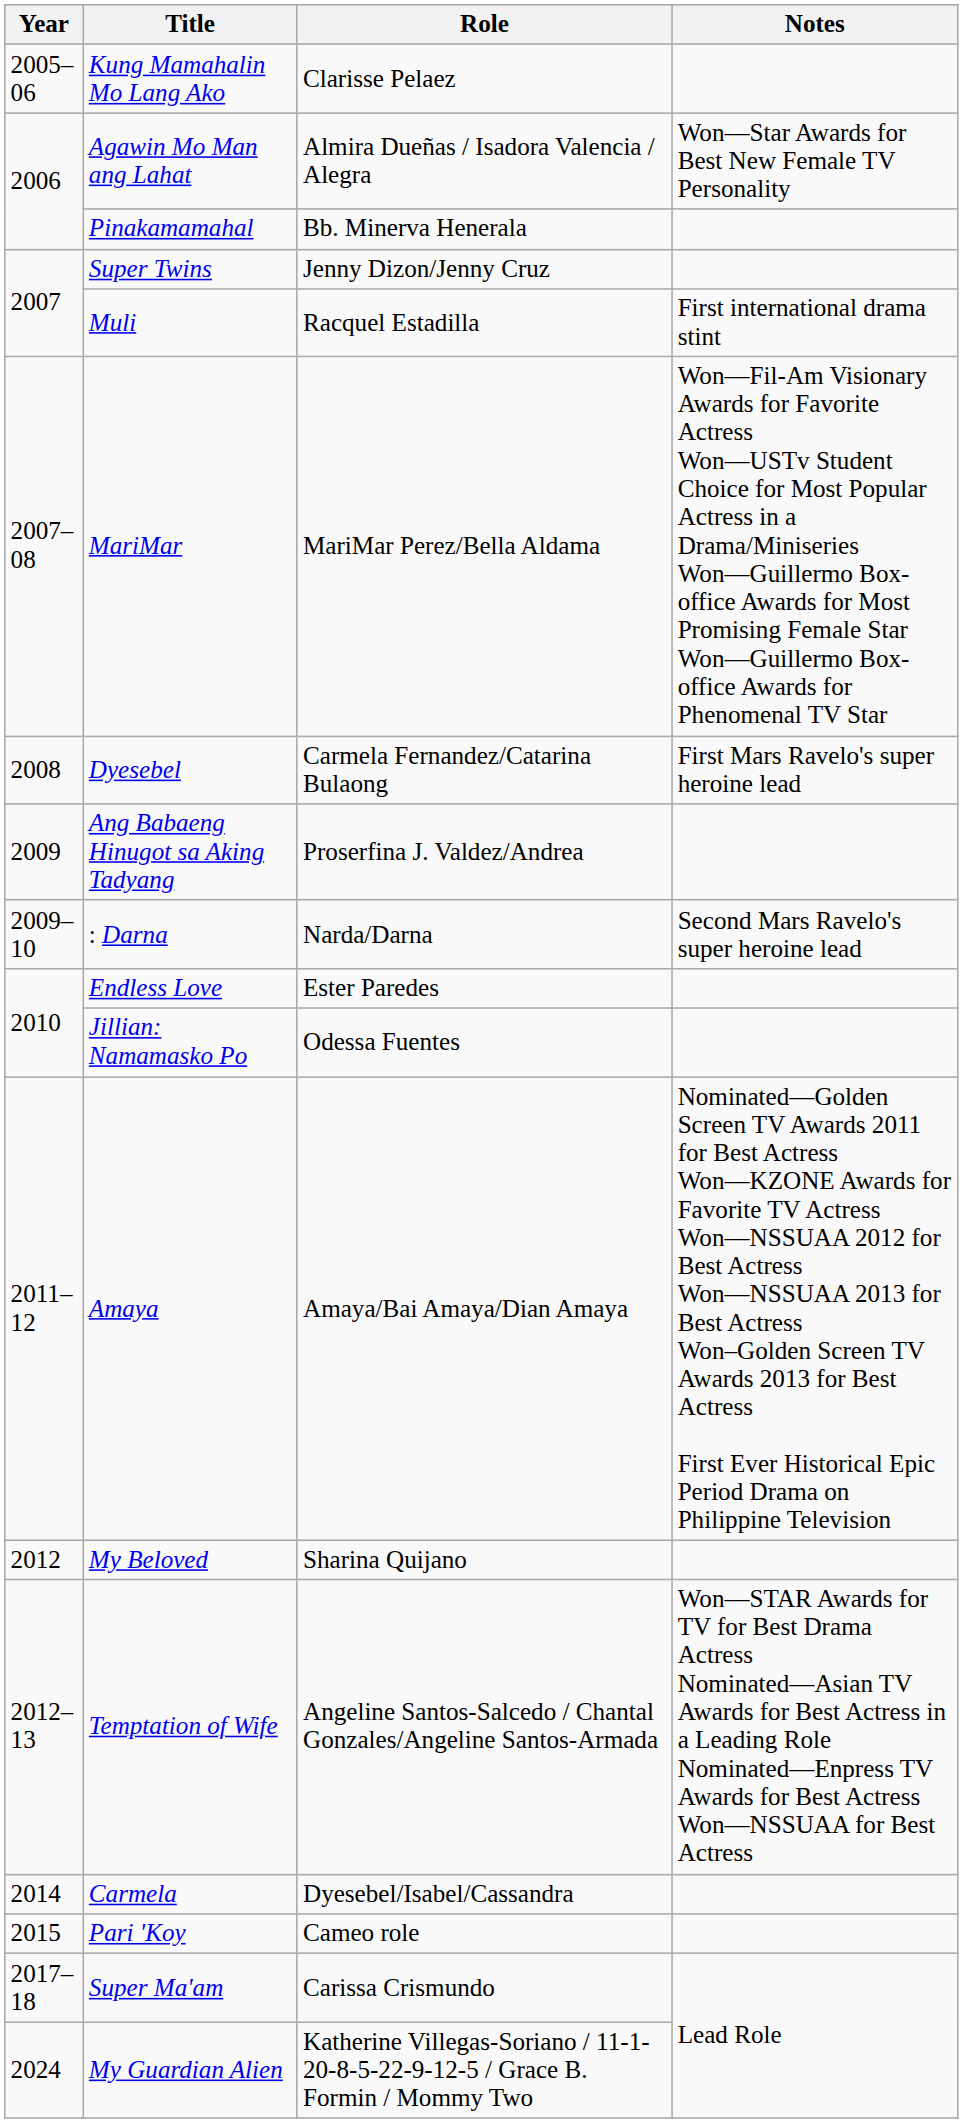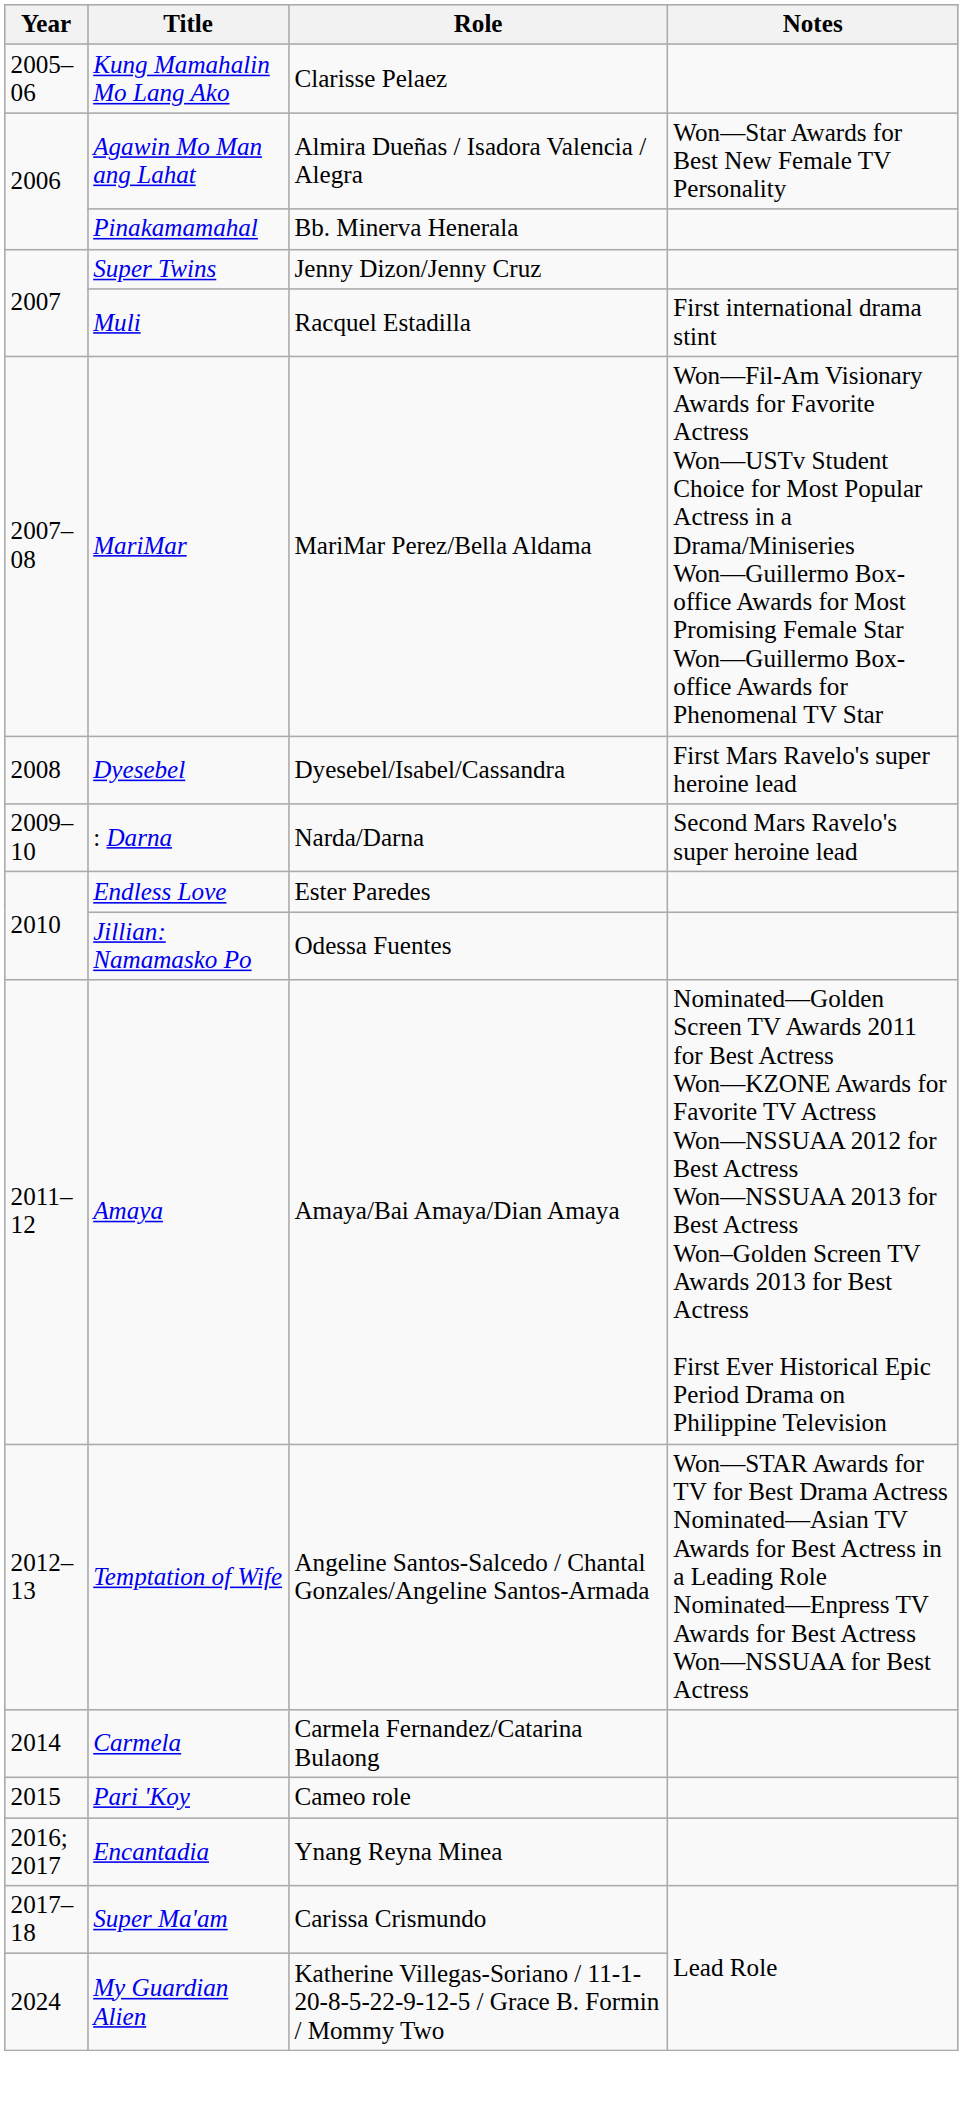(447, 769) Carmela Fernandez/Catarina Bulaong -> (430, 769) Dyesebel/Isabel/Cassandra
- row: (177, 851)
- row: (148, 1559)
(438, 1893) Dyesebel/Isabel/Cassandra -> (438, 1743) Carmela Fernandez/Catarina Bulaong
+ row: (151, 1851)
